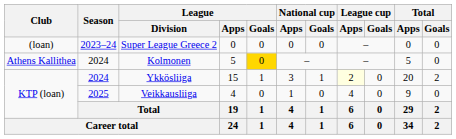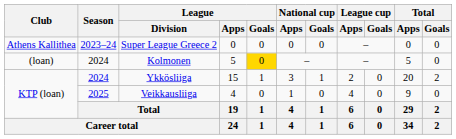(41, 45) (loan) -> (41, 45) Athens Kallithea
(41, 61) Athens Kallithea -> (41, 61) (loan)
(351, 77) lightyellow background -> (351, 77) no background
